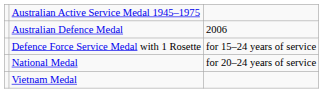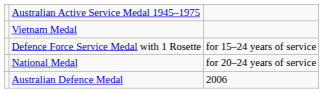rows swapped: (44, 79) <-> (67, 29)
